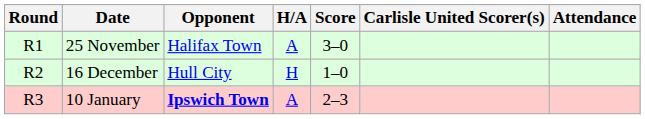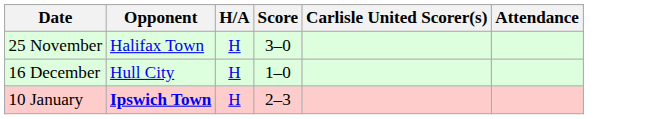- column: (33, 18)
(292, 45) A -> (234, 45) H
(292, 99) A -> (234, 99) H
